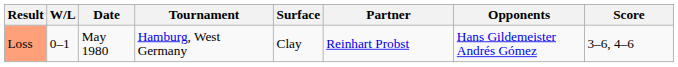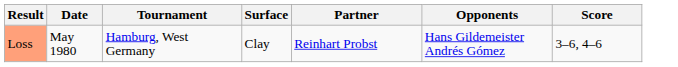- column: (63, 15)
